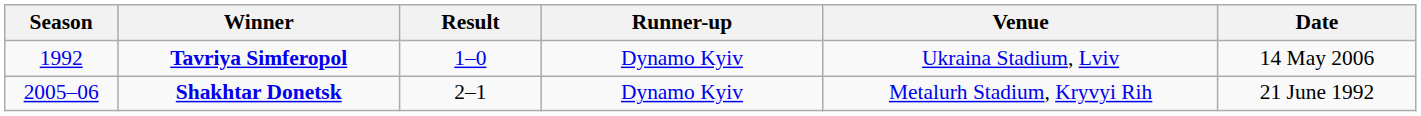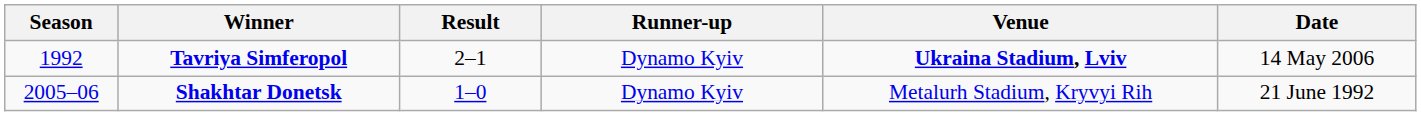(470, 57) 1–0 -> (470, 57) 2–1
(1021, 57) normal -> (1021, 57) bold
(470, 93) 2–1 -> (470, 93) 1–0
